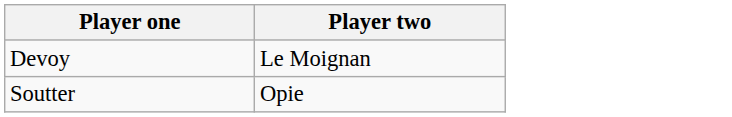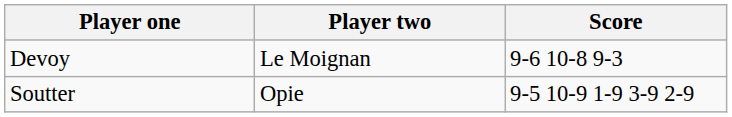+ column: (616, 22)
